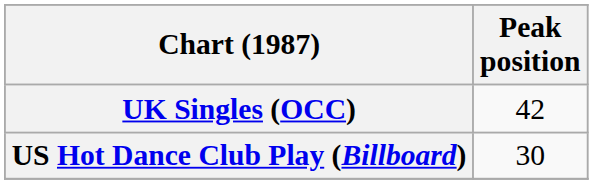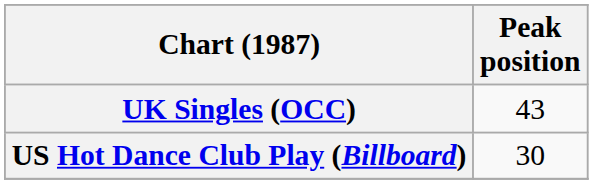(530, 108) 42 -> (530, 108) 43
